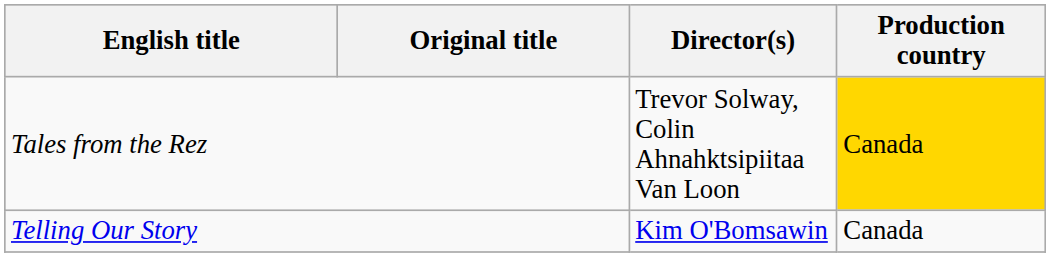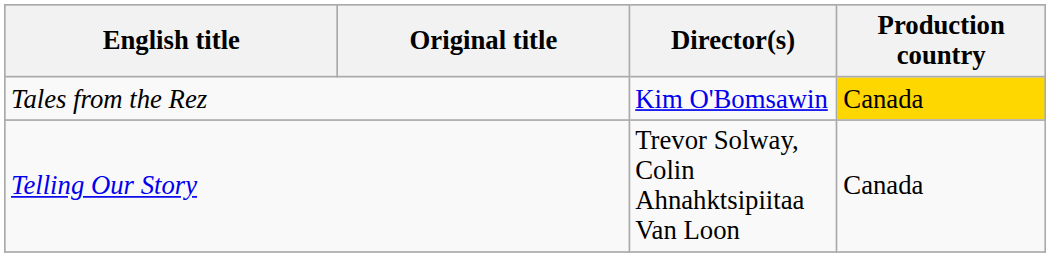(720, 143) Trevor Solway, Colin Ahnahktsipiitaa Van Loon -> (732, 98) Kim O'Bomsawin
(732, 230) Kim O'Bomsawin -> (720, 185) Trevor Solway, Colin Ahnahktsipiitaa Van Loon
